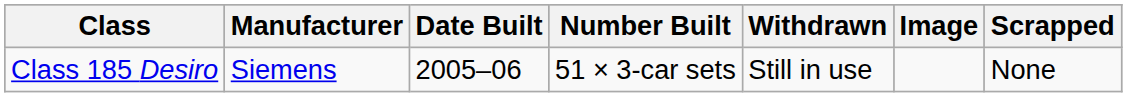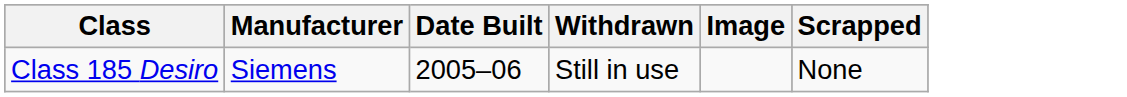- column: (645, 26)
